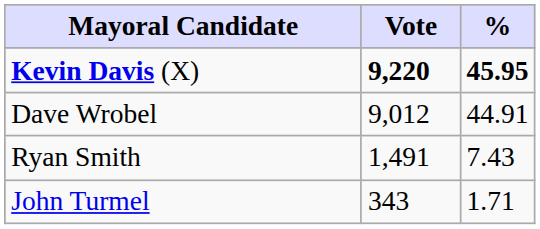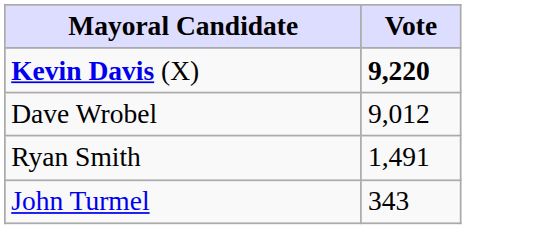- column: (498, 26)
